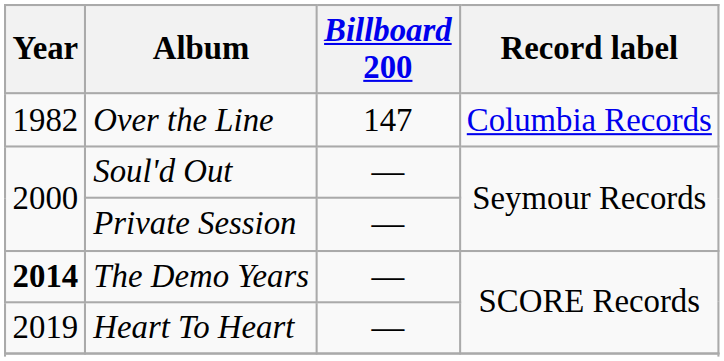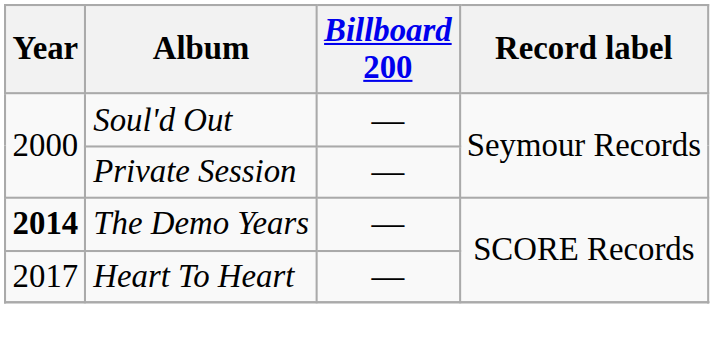- row: (183, 119)
(45, 327) 2019 -> (45, 275) 2017
